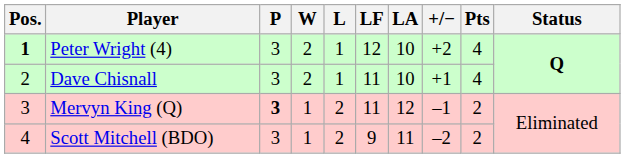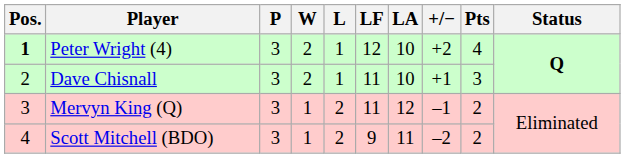(477, 78) 4 -> (477, 78) 3
(275, 108) bold -> (275, 108) normal
